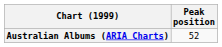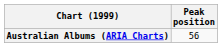(194, 36) 52 -> (194, 36) 56
